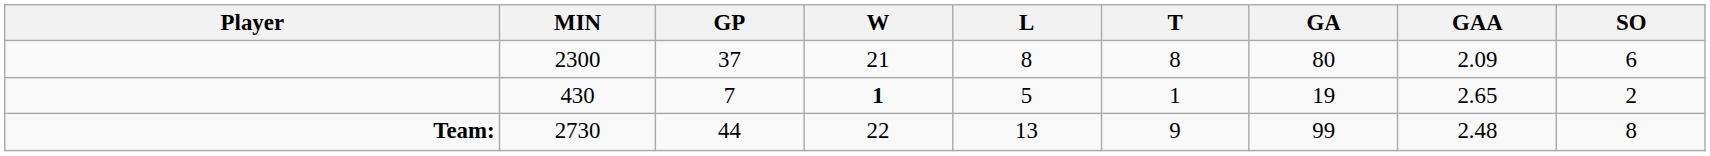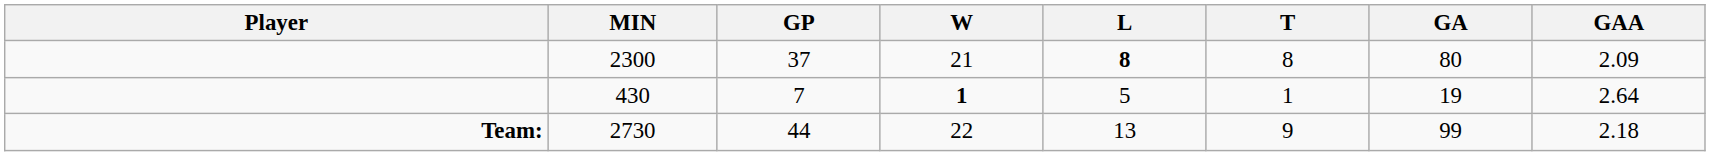- column: (1631, 22)
(1027, 58) normal -> (1125, 58) bold
(1477, 95) 2.65 -> (1619, 95) 2.64
(1477, 131) 2.48 -> (1619, 131) 2.18
